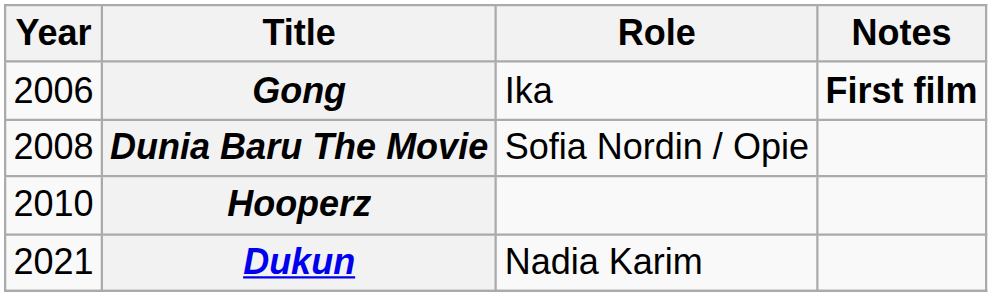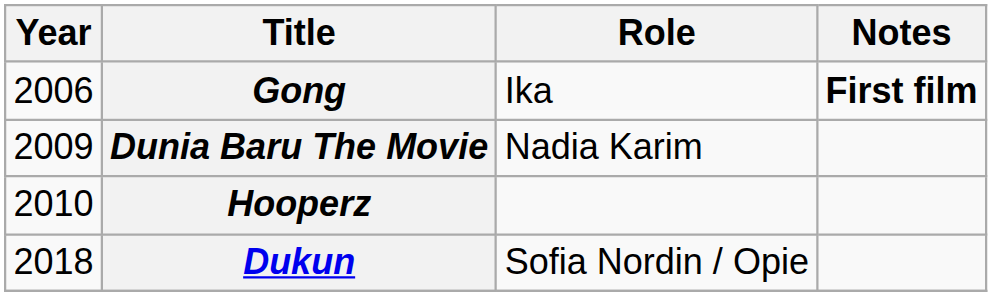(53, 147) 2008 -> (53, 147) 2009
(657, 147) Sofia Nordin / Opie -> (604, 147) Nadia Karim
(53, 261) 2021 -> (53, 261) 2018
(604, 261) Nadia Karim -> (657, 261) Sofia Nordin / Opie
